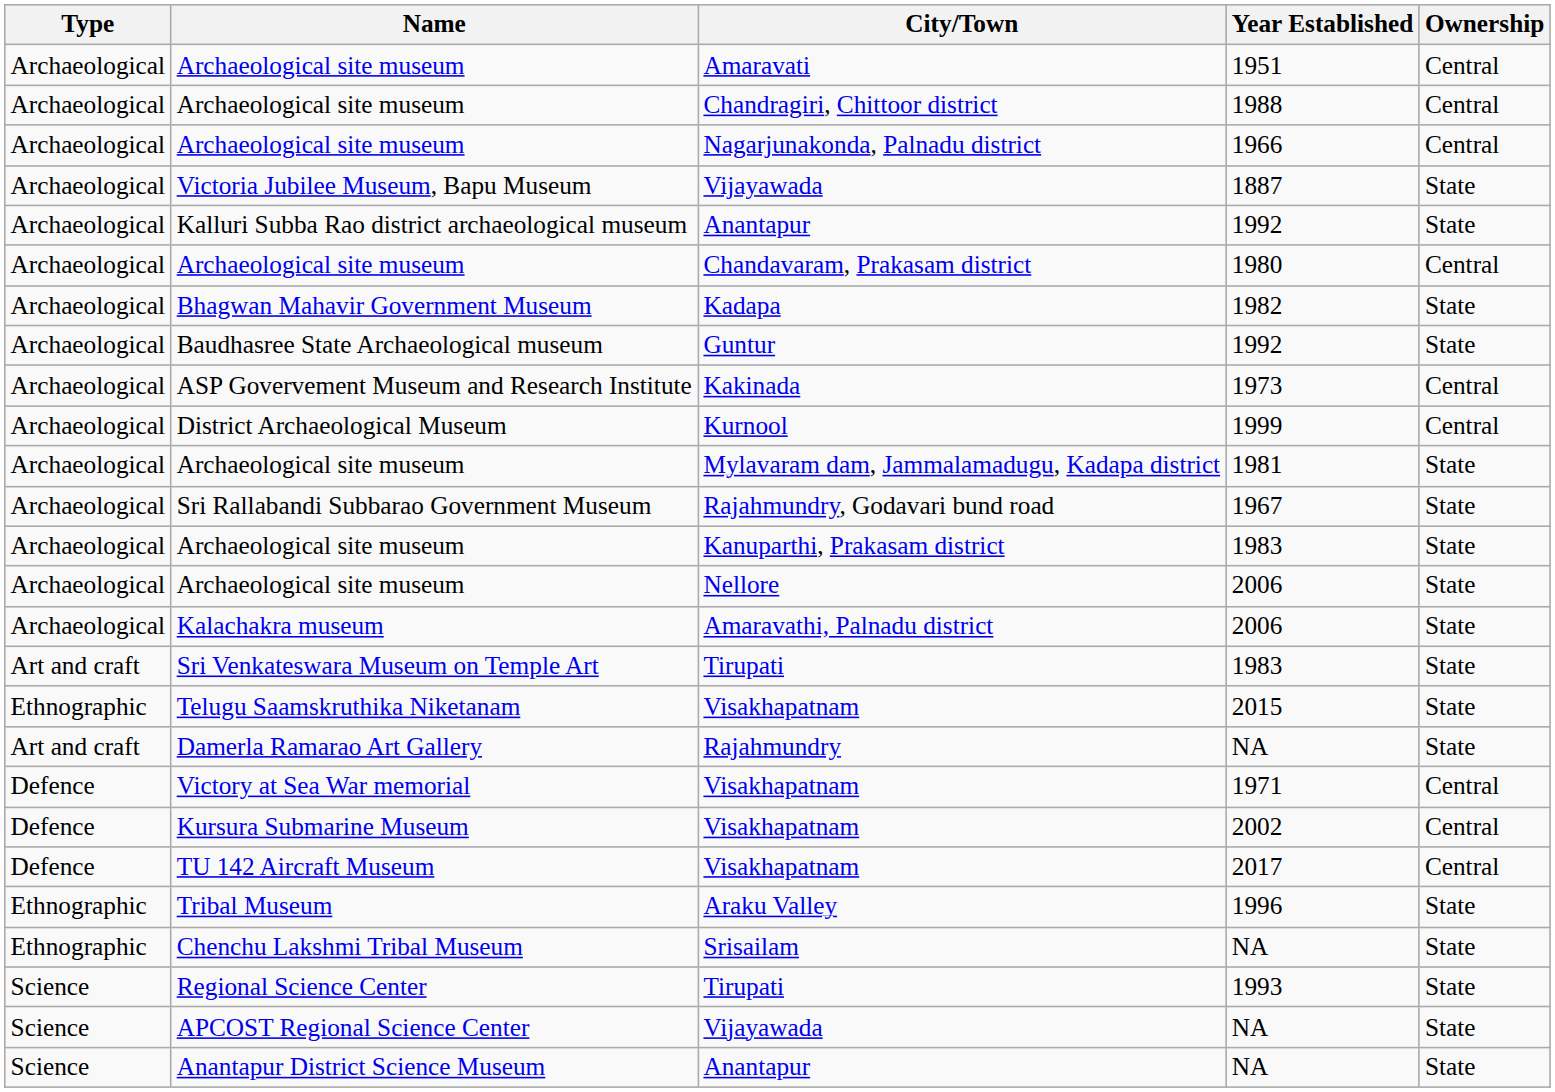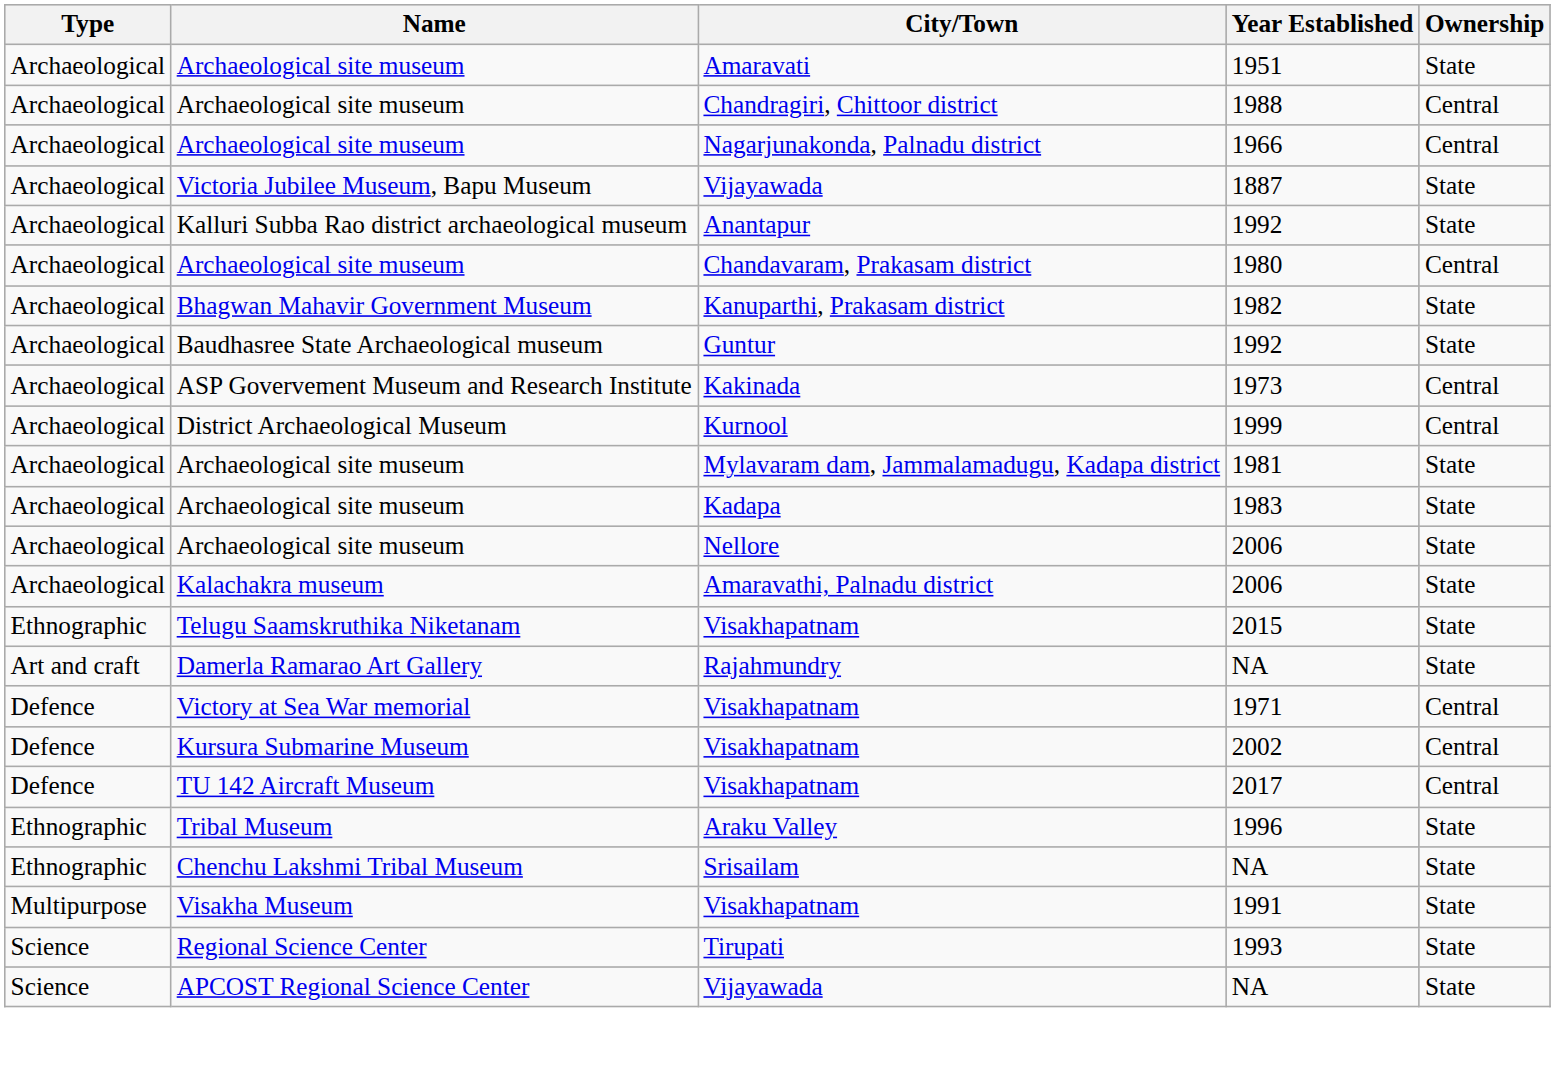(1462, 64) Central -> (1450, 64) State
(742, 305) Kadapa -> (854, 305) Kanuparthi, Prakasam district
- row: (414, 505)
(854, 545) Kanuparthi, Prakasam district -> (742, 505) Kadapa
- row: (388, 666)
+ row: (265, 906)
- row: (361, 1066)
